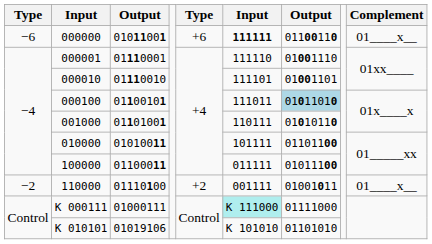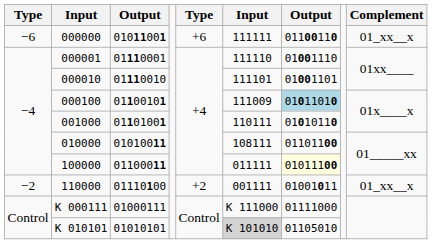(252, 36) bold -> (252, 37) normal
(387, 36) 01____x__ -> (387, 36) 01_xx__x
(252, 101) 111011 -> (252, 101) 111009
(252, 143) 101111 -> (252, 143) 108111
(311, 165) no background -> (311, 165) lightyellow background
(387, 185) 01____x__ -> (387, 185) 01_xx__x
(252, 207) paleturquoise background -> (252, 207) no background
(140, 229) 01019106 -> (140, 229) 01010101
(252, 229) no background -> (252, 229) lightgrey background
(311, 229) 01101010 -> (311, 229) 01105010
